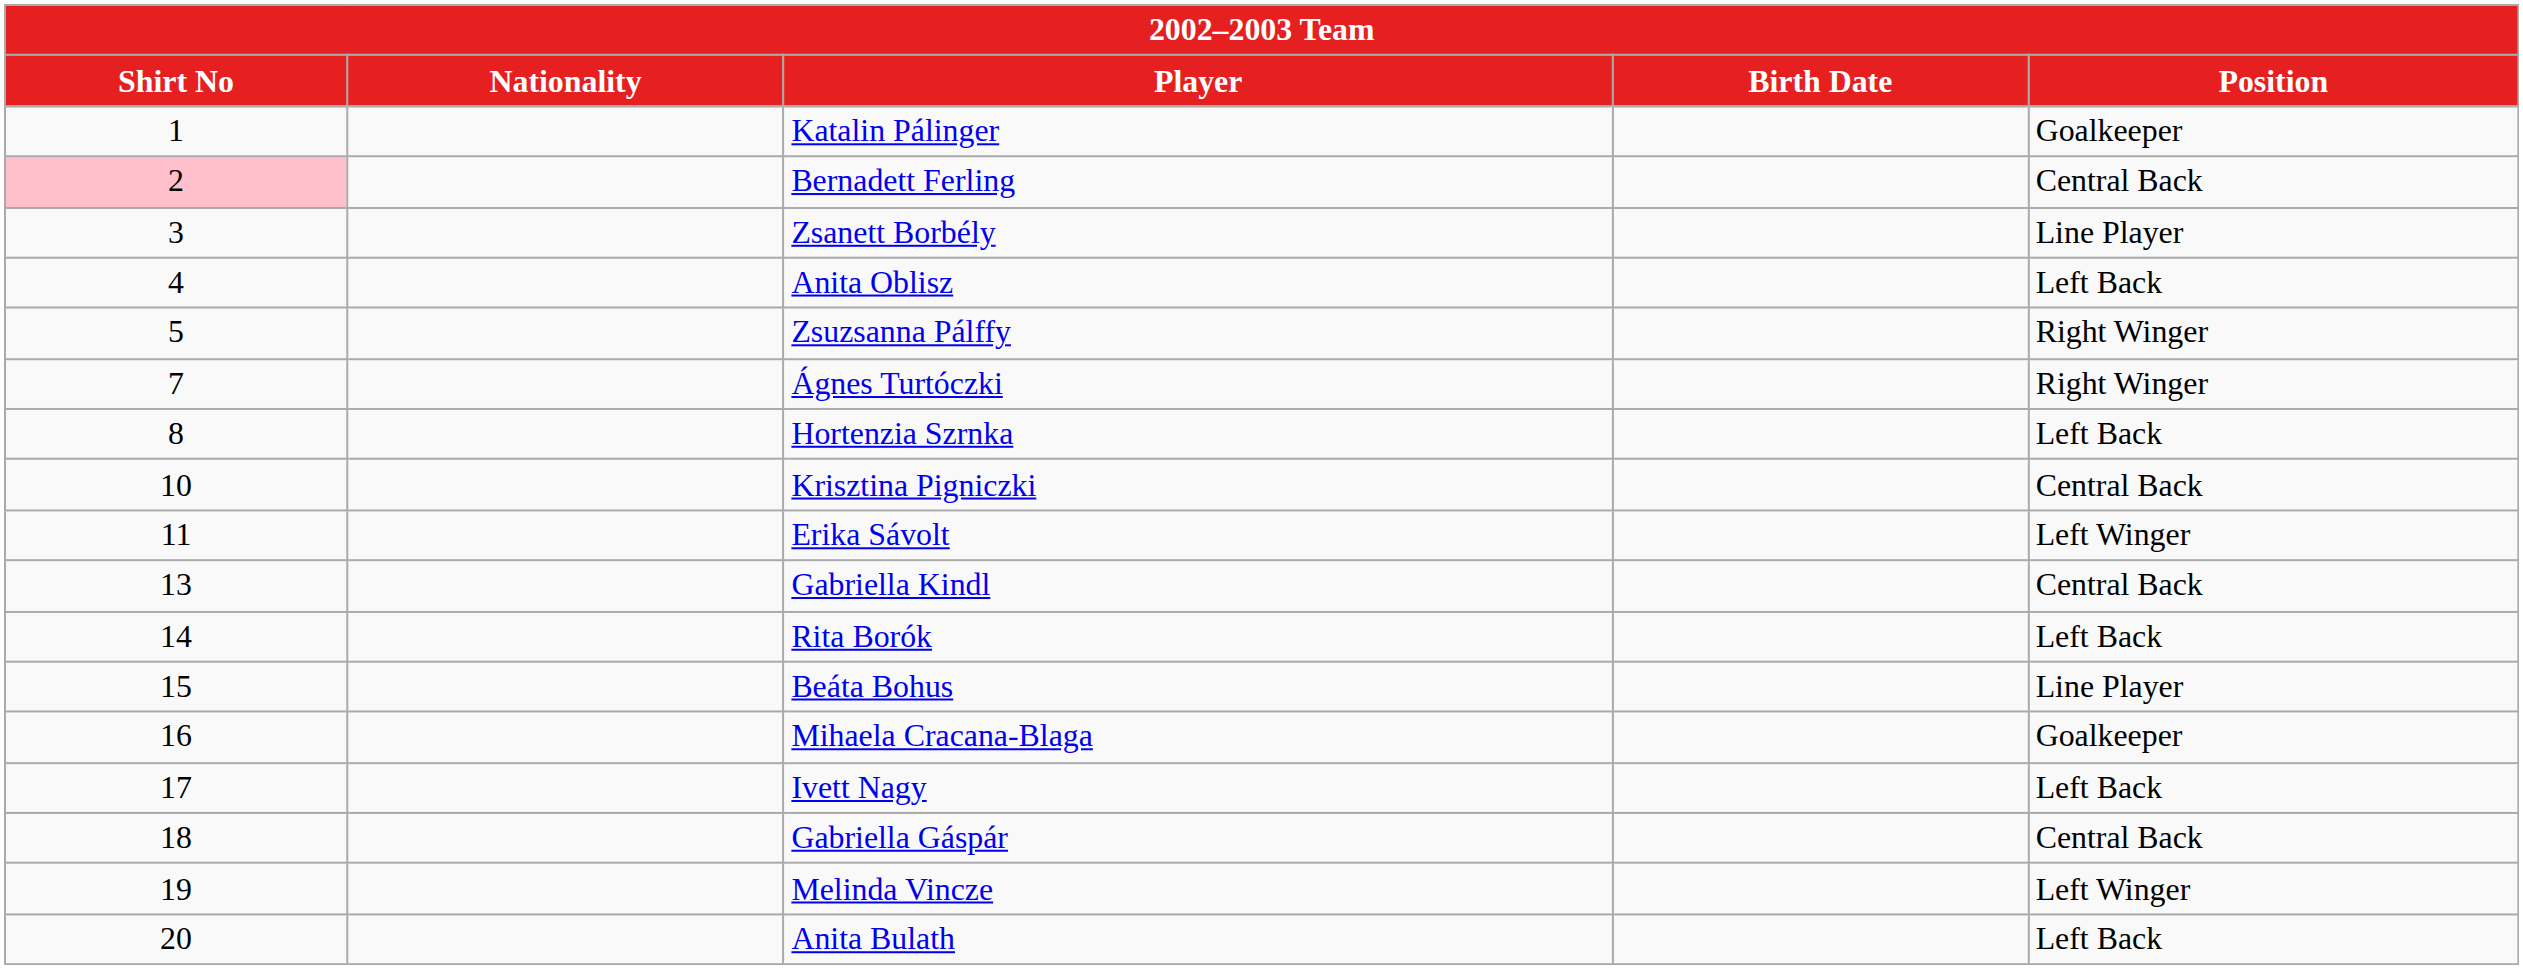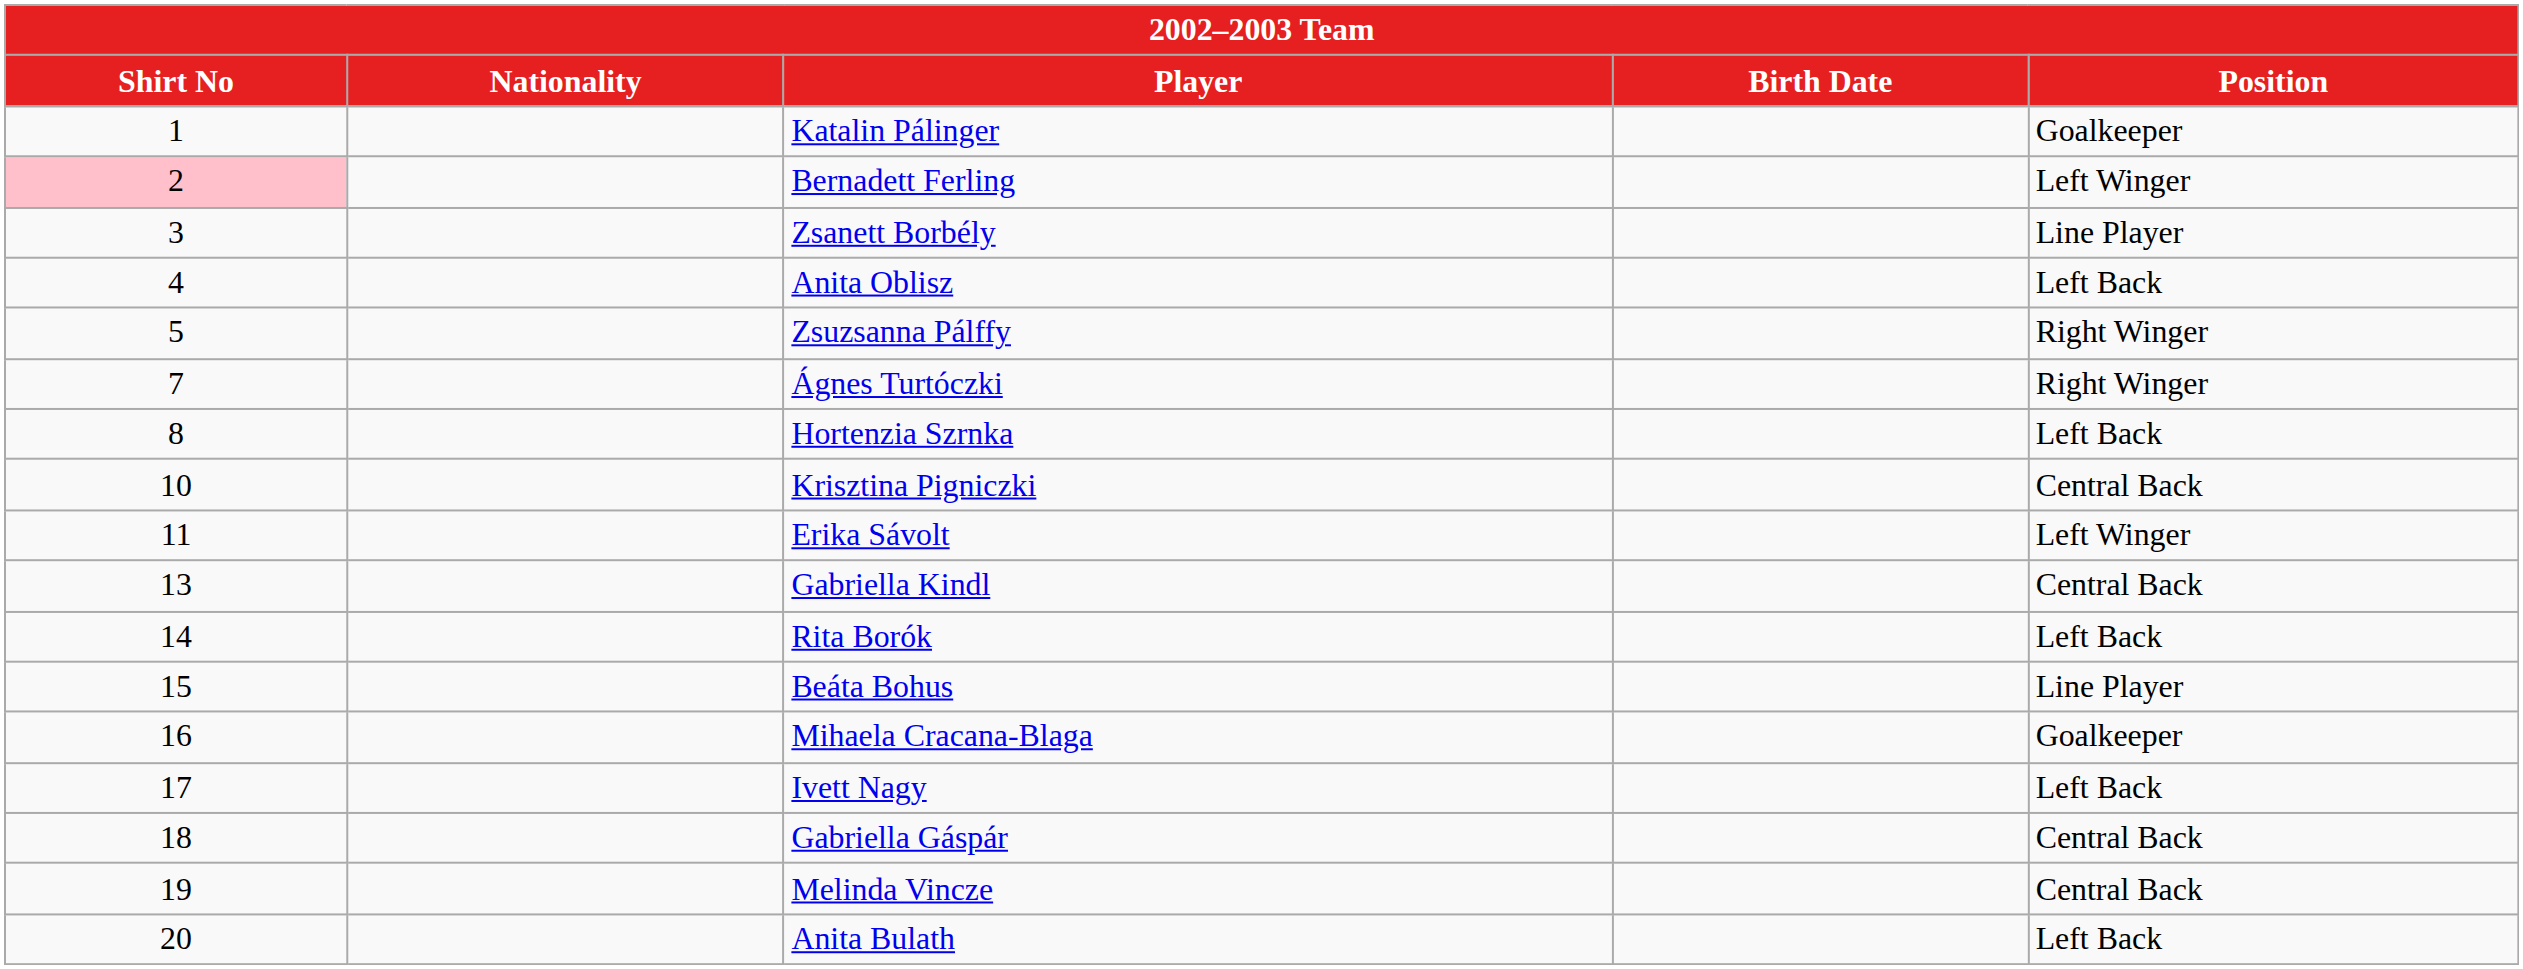(2119, 181) Central Back -> (2113, 181) Left Winger
(2113, 888) Left Winger -> (2119, 888) Central Back
